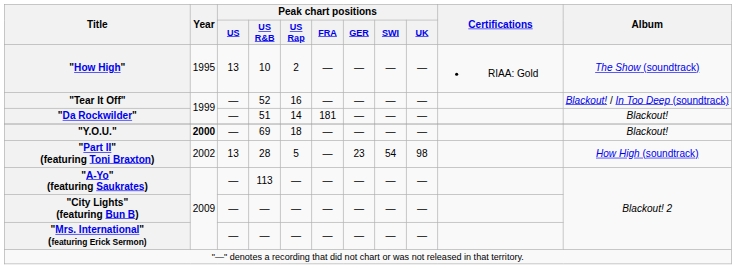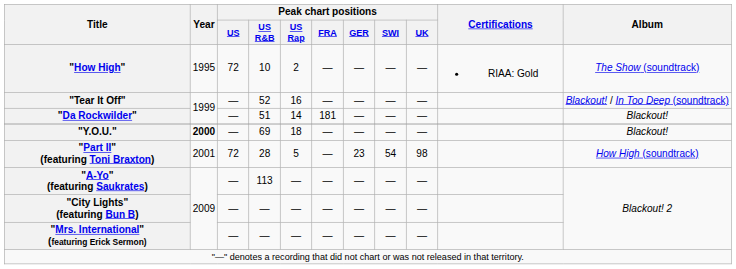(233, 68) 13 -> (233, 68) 72
(204, 154) 2002 -> (204, 154) 2001
(233, 154) 13 -> (233, 154) 72
